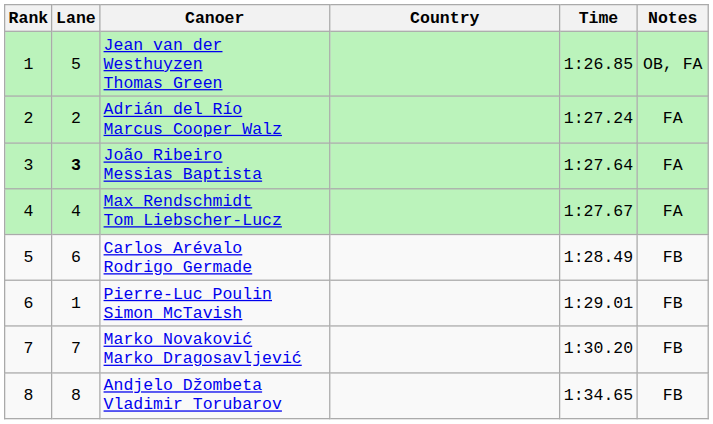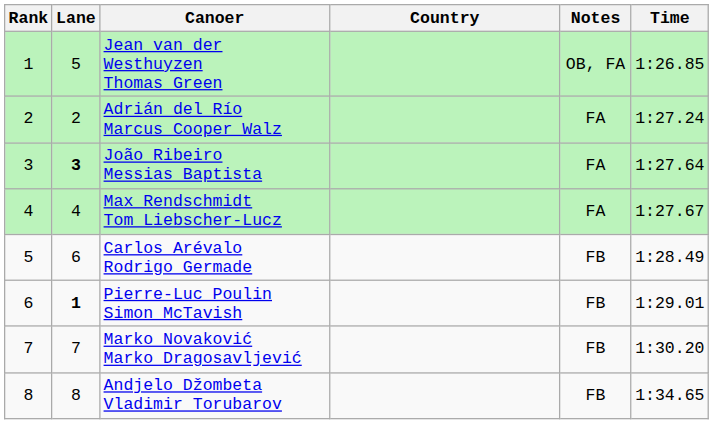columns swapped: (598, 18) <-> (673, 18)
(76, 303) normal -> (76, 303) bold
